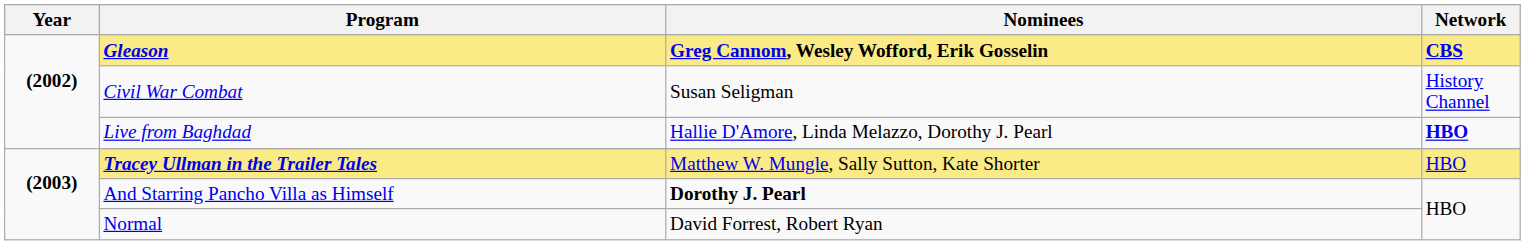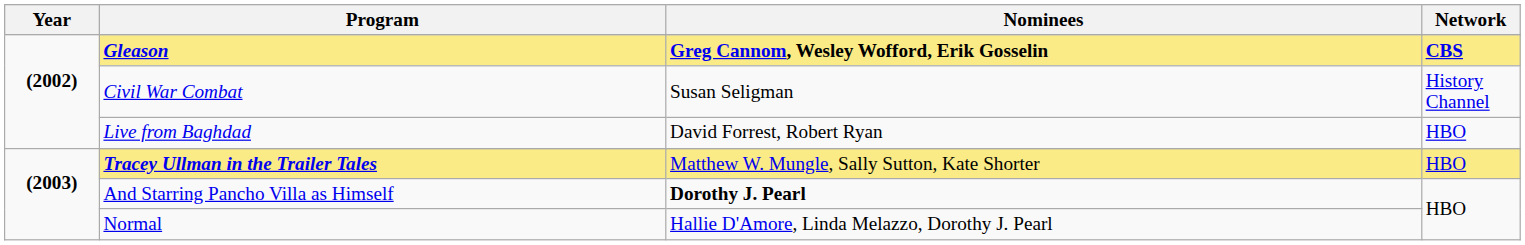(861, 132) Hallie D'Amore, Linda Melazzo, Dorothy J. Pearl -> (776, 132) David Forrest, Robert Ryan
(1447, 132) bold -> (1446, 132) normal
(776, 224) David Forrest, Robert Ryan -> (861, 224) Hallie D'Amore, Linda Melazzo, Dorothy J. Pearl
